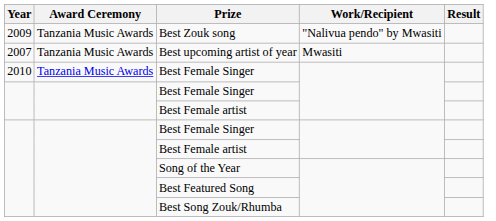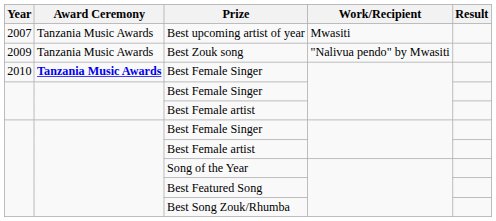rows swapped: (19, 52) <-> (19, 33)
(95, 71) normal -> (99, 71) bold
